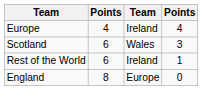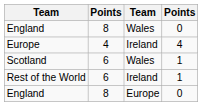+ row: (25, 28)
(180, 45) 3 -> (180, 61) 1
